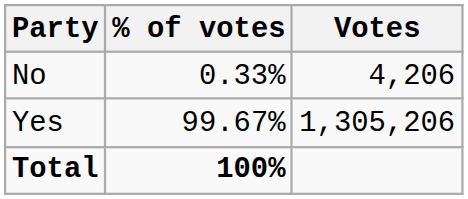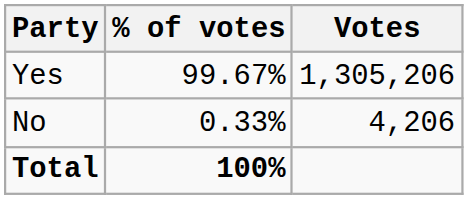rows swapped: (38, 123) <-> (29, 76)
